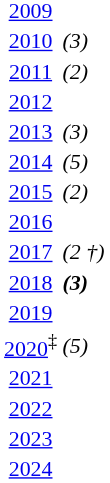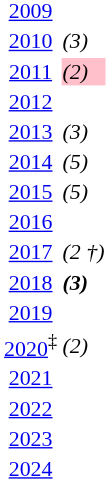(75, 71) no background -> (75, 71) pink background
(75, 192) (2) -> (75, 192) (5)
(75, 345) (5) -> (75, 345) (2)
